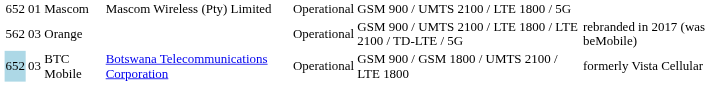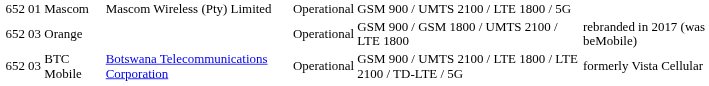(15, 33) 562 -> (15, 33) 652
(468, 33) GSM 900 / UMTS 2100 / LTE 1800 / LTE 2100 / TD-LTE / 5G -> (457, 33) GSM 900 / GSM 1800 / UMTS 2100 / LTE 1800
(15, 66) lightblue background -> (15, 66) no background
(457, 66) GSM 900 / GSM 1800 / UMTS 2100 / LTE 1800 -> (468, 66) GSM 900 / UMTS 2100 / LTE 1800 / LTE 2100 / TD-LTE / 5G
